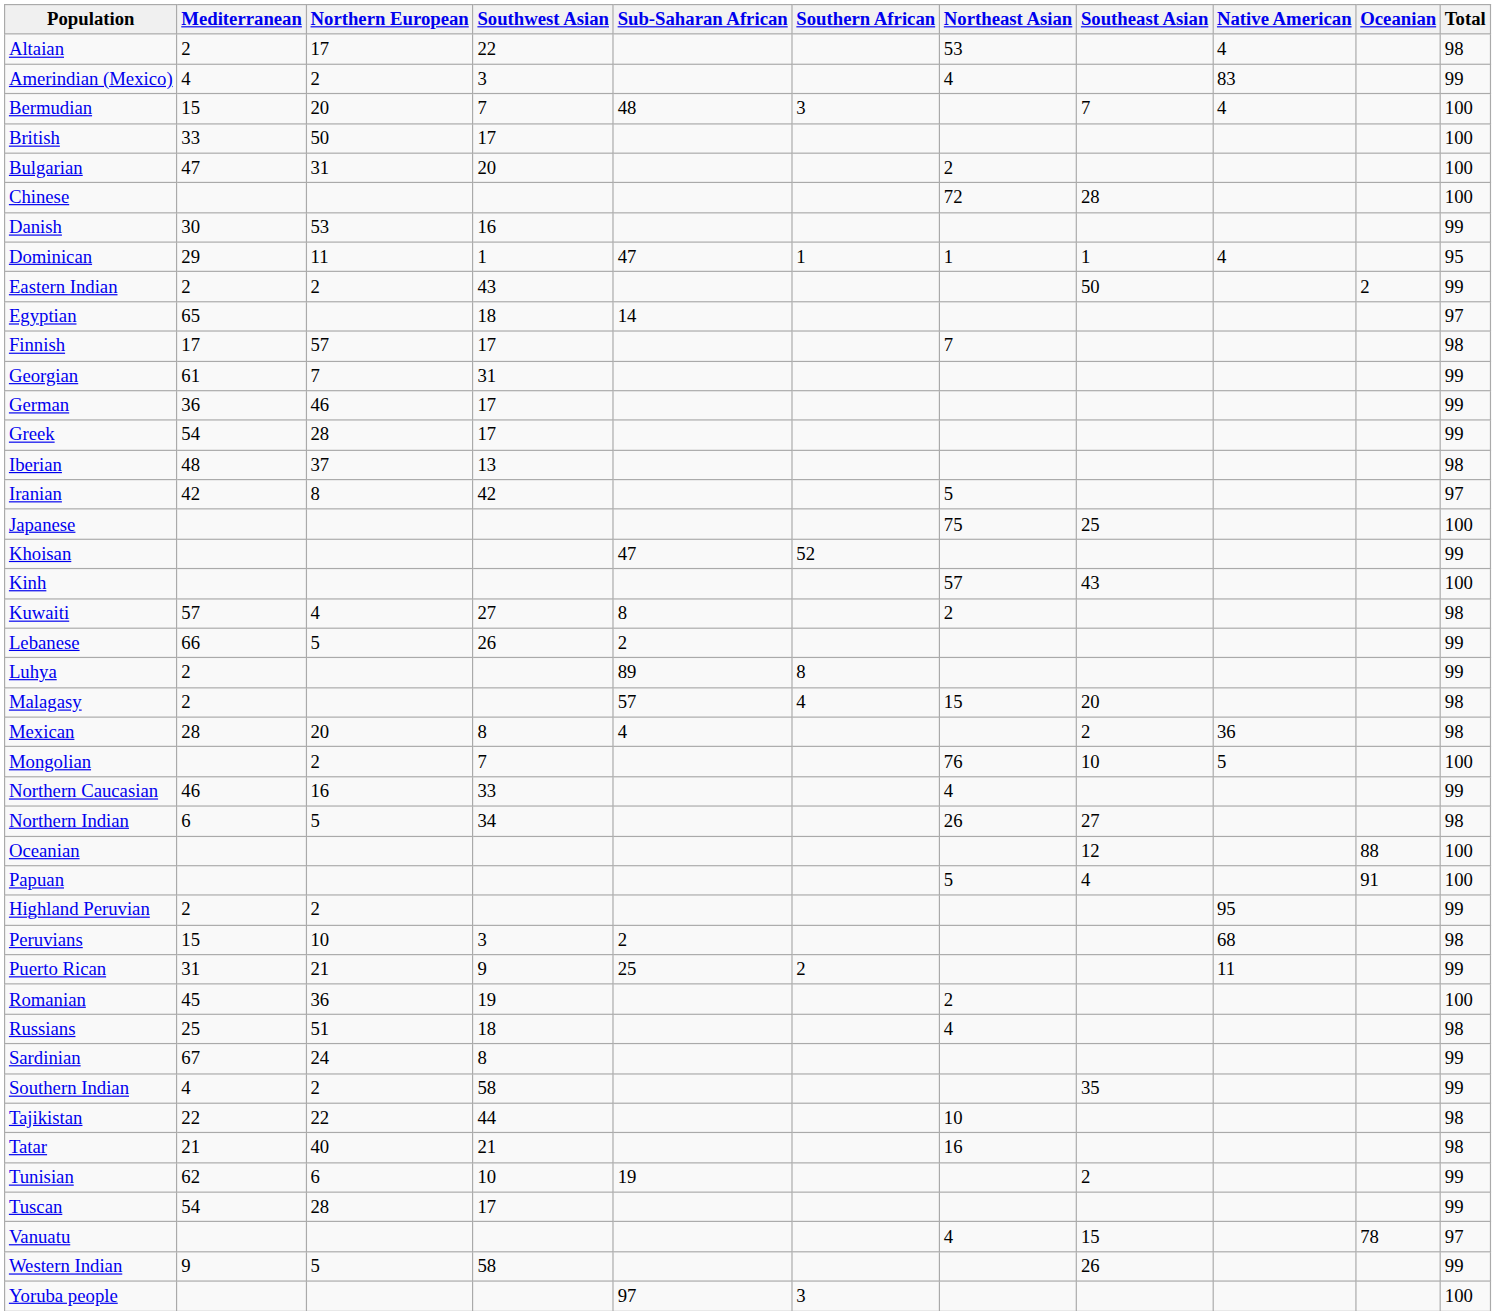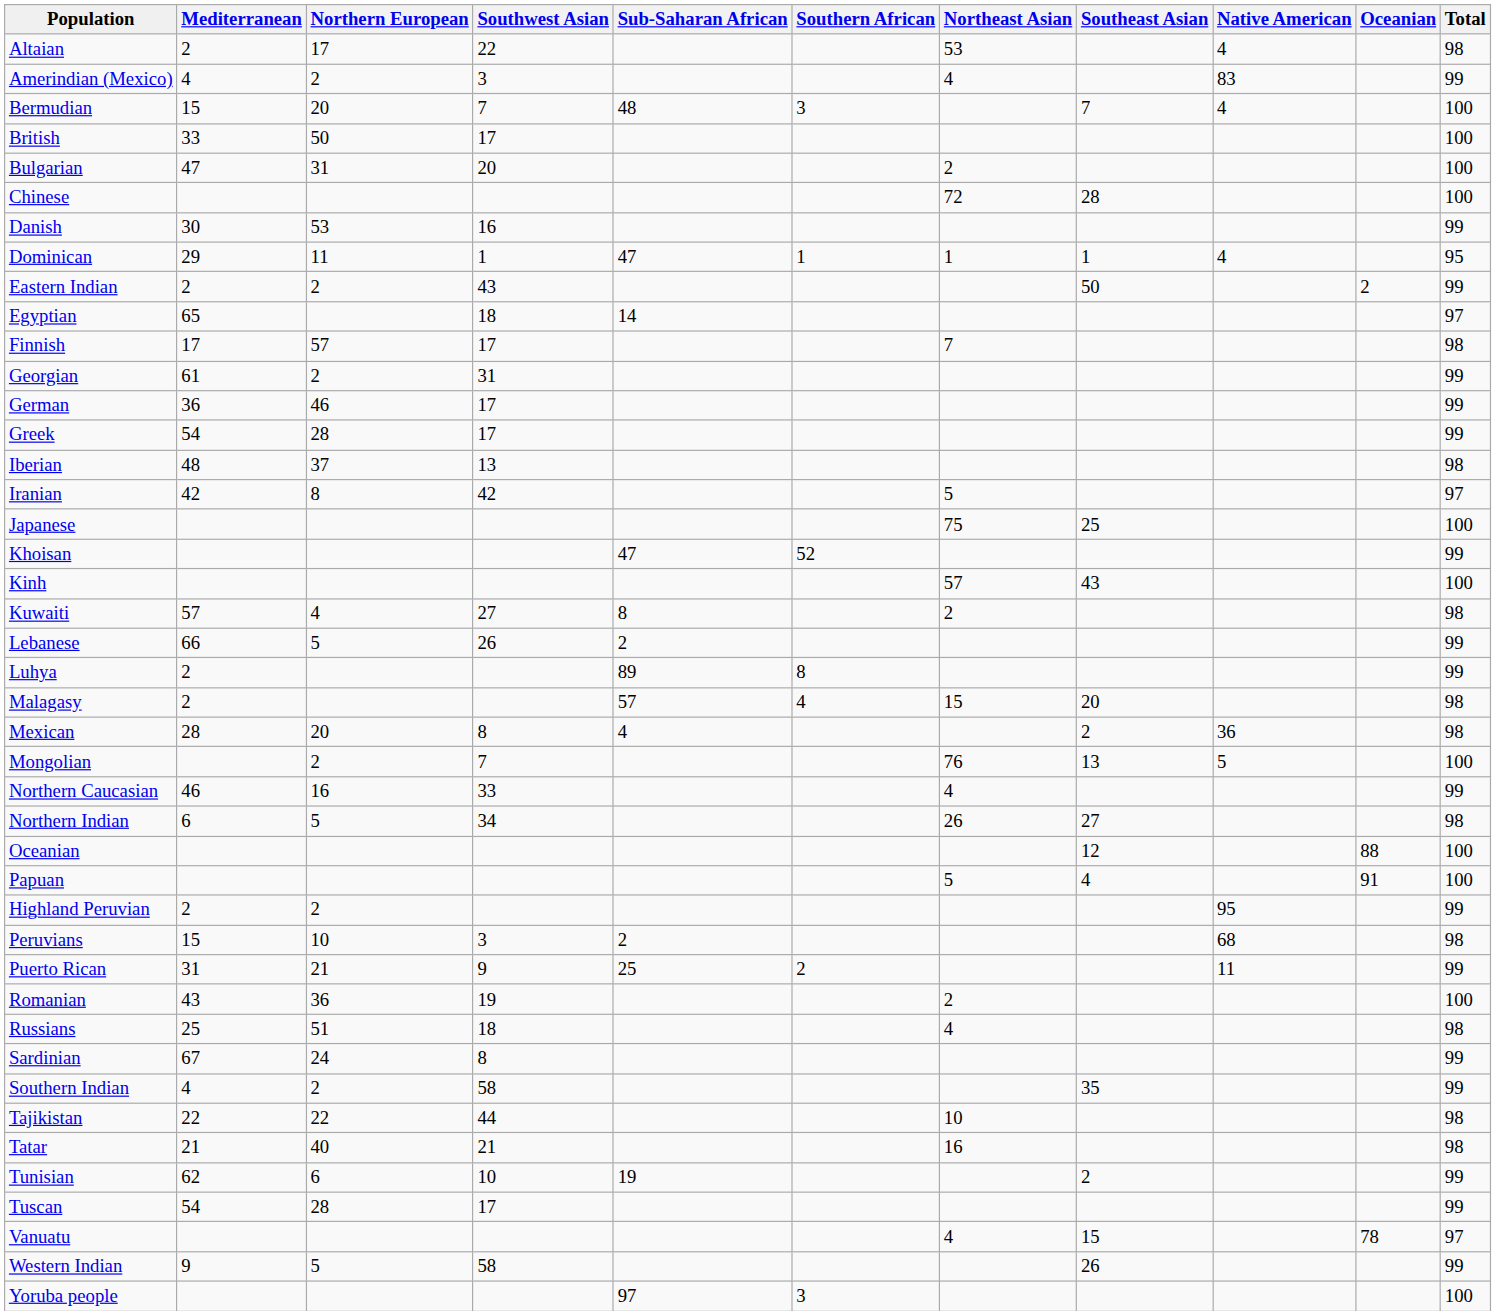(315, 375) 7 -> (315, 375) 2
(1090, 761) 10 -> (1090, 761) 13
(191, 999) 45 -> (191, 999) 43
